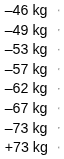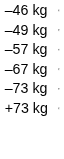- row: (26, 49)
- row: (26, 89)
